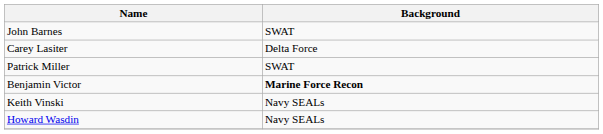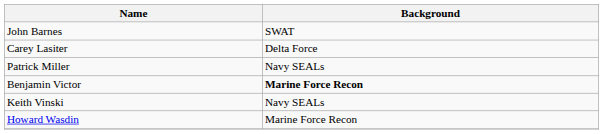(280, 66) SWAT -> (295, 66) Navy SEALs
(295, 119) Navy SEALs -> (311, 119) Marine Force Recon
